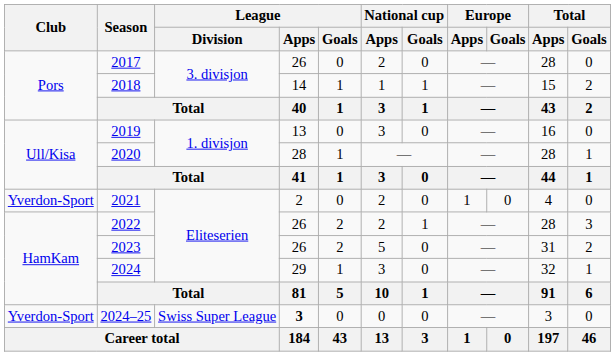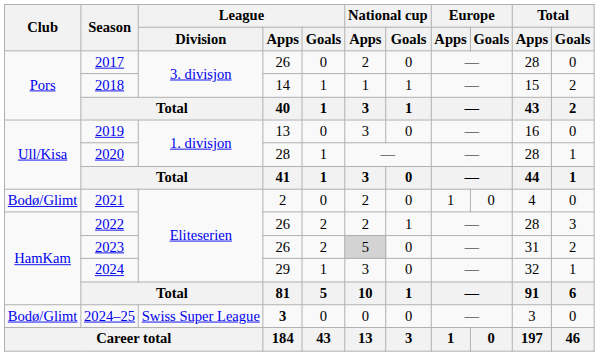(51, 200) Yverdon-Sport -> (43, 200) Bodø/Glimt
(382, 246) no background -> (365, 246) lightgrey background
(51, 316) Yverdon-Sport -> (43, 316) Bodø/Glimt
